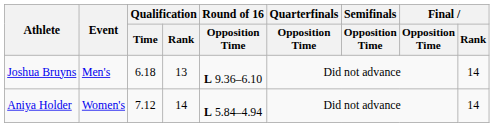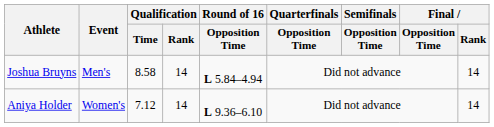(145, 72) 6.18 -> (145, 72) 8.58
(181, 72) 13 -> (181, 72) 14
(233, 79) L 9.36–6.10 -> (233, 79) L 5.84–4.94
(233, 113) L 5.84–4.94 -> (233, 113) L 9.36–6.10
